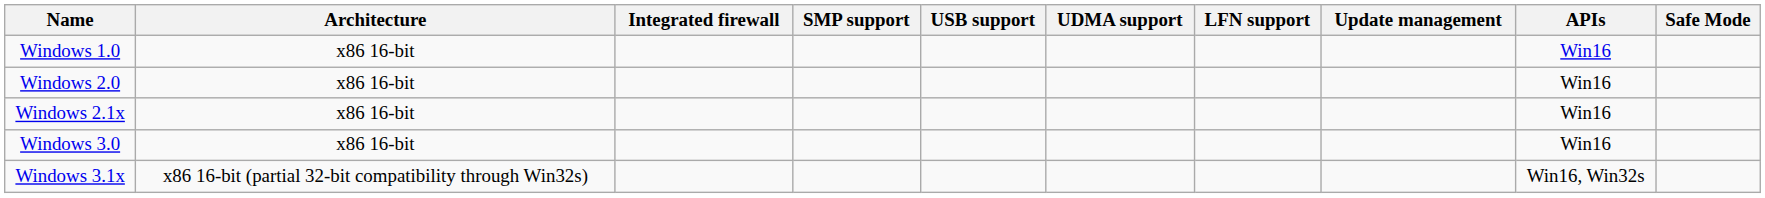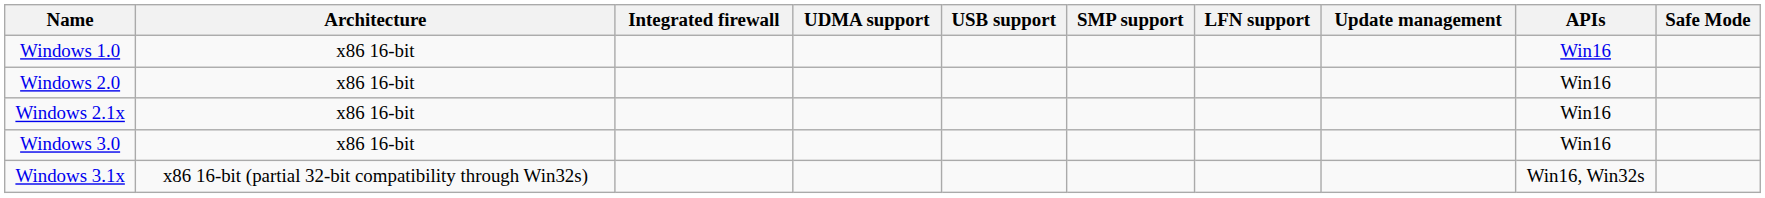columns swapped: (856, 19) <-> (1120, 19)
